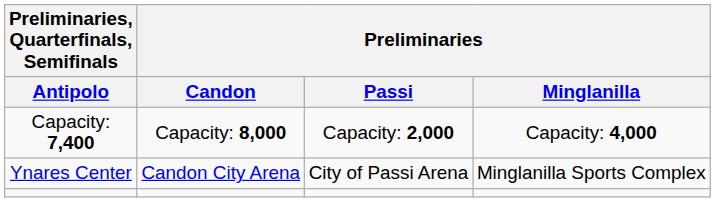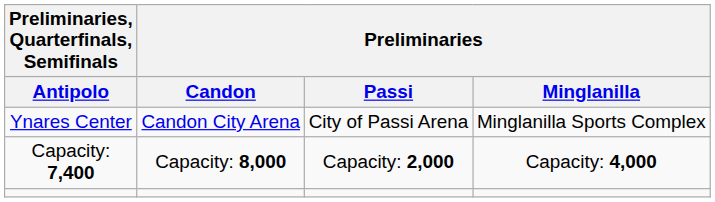rows swapped: (71, 173) <-> (71, 132)
